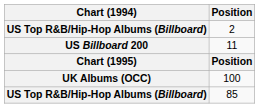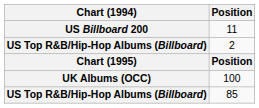rows swapped: (232, 45) <-> (232, 29)
